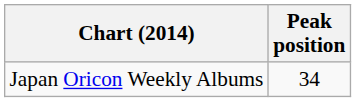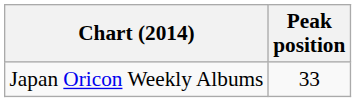(309, 79) 34 -> (309, 79) 33
